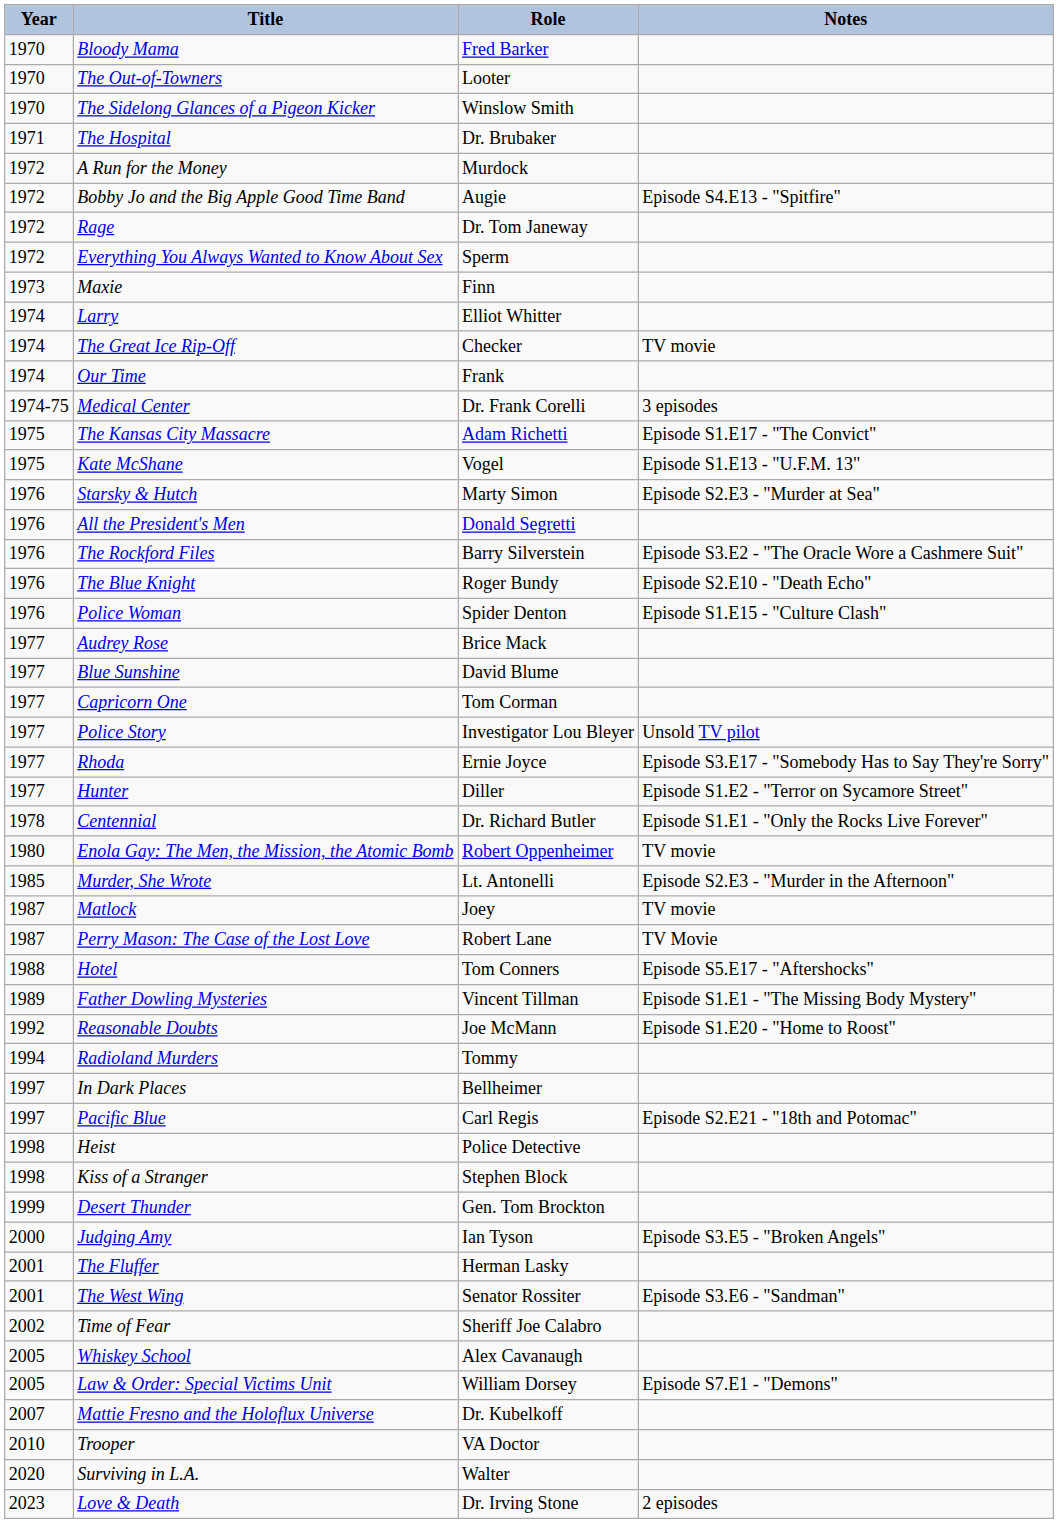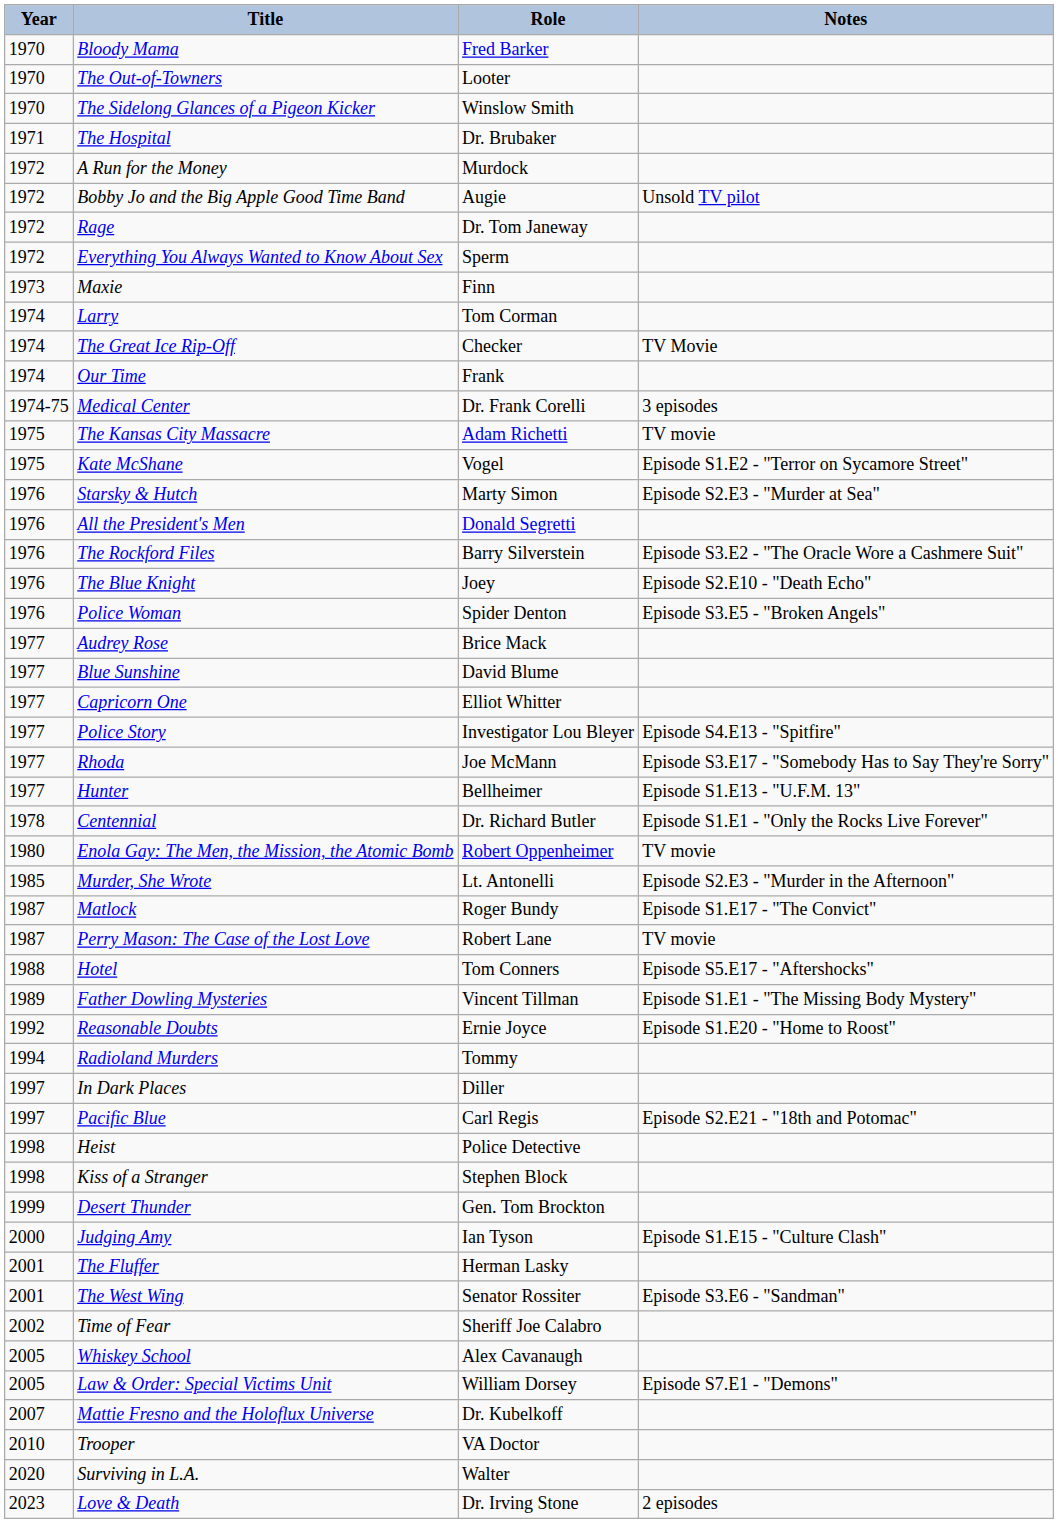(742, 197) Episode S4.E13 - "Spitfire" -> (701, 197) Unsold TV pilot
(512, 316) Elliot Whitter -> (510, 316) Tom Corman
(679, 346) TV movie -> (680, 346) TV Movie
(759, 435) Episode S1.E17 - "The Convict" -> (679, 435) TV movie
(751, 465) Episode S1.E13 - "U.F.M. 13" -> (805, 465) Episode S1.E2 - "Terror on Sycamore Street"
(510, 583) Roger Bundy -> (479, 583) Joey
(764, 613) Episode S1.E15 - "Culture Clash" -> (764, 613) Episode S3.E5 - "Broken Angels"
(510, 702) Tom Corman -> (512, 702) Elliot Whitter
(701, 732) Unsold TV pilot -> (742, 732) Episode S4.E13 - "Spitfire"
(504, 761) Ernie Joyce -> (509, 761) Joe McMann
(483, 791) Diller -> (502, 791) Bellheimer
(805, 791) Episode S1.E2 - "Terror on Sycamore Street" -> (751, 791) Episode S1.E13 - "U.F.M. 13"
(479, 910) Joey -> (510, 910) Roger Bundy
(679, 910) TV movie -> (759, 910) Episode S1.E17 - "The Convict"
(680, 940) TV Movie -> (679, 940) TV movie
(509, 1029) Joe McMann -> (504, 1029) Ernie Joyce
(502, 1088) Bellheimer -> (483, 1088) Diller
(764, 1236) Episode S3.E5 - "Broken Angels" -> (764, 1236) Episode S1.E15 - "Culture Clash"
